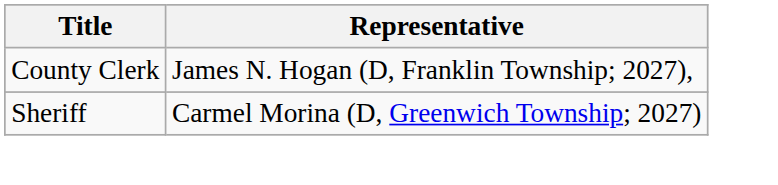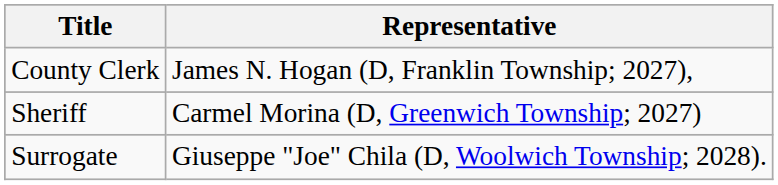+ row: (64, 156)
